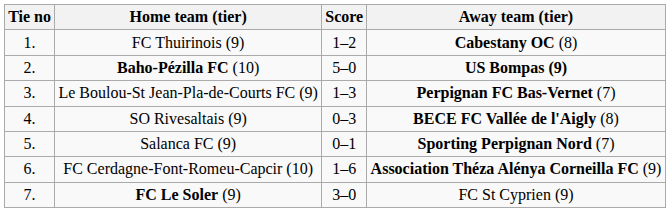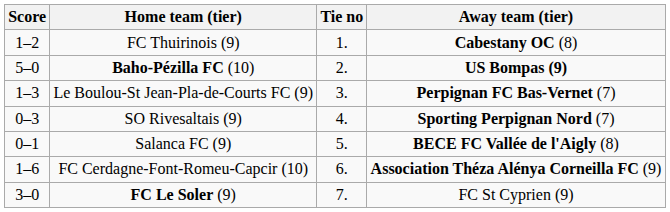columns swapped: (30, 17) <-> (344, 17)
(516, 118) BECE FC Vallée de l'Aigly (8) -> (516, 118) Sporting Perpignan Nord (7)
(516, 144) Sporting Perpignan Nord (7) -> (516, 144) BECE FC Vallée de l'Aigly (8)
